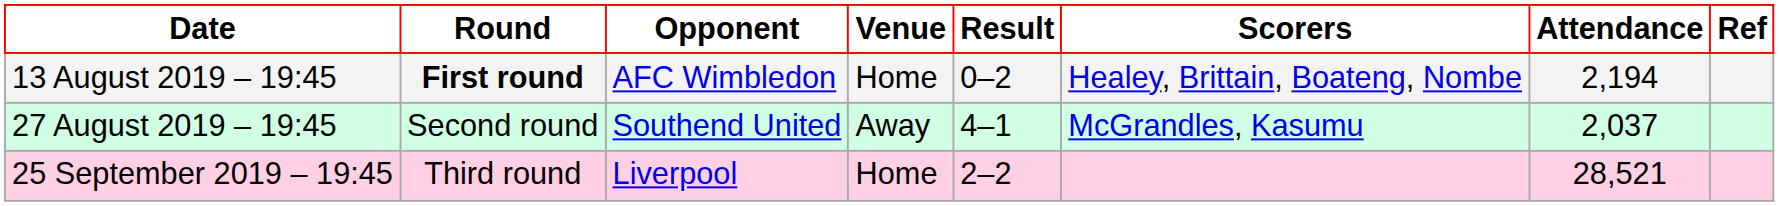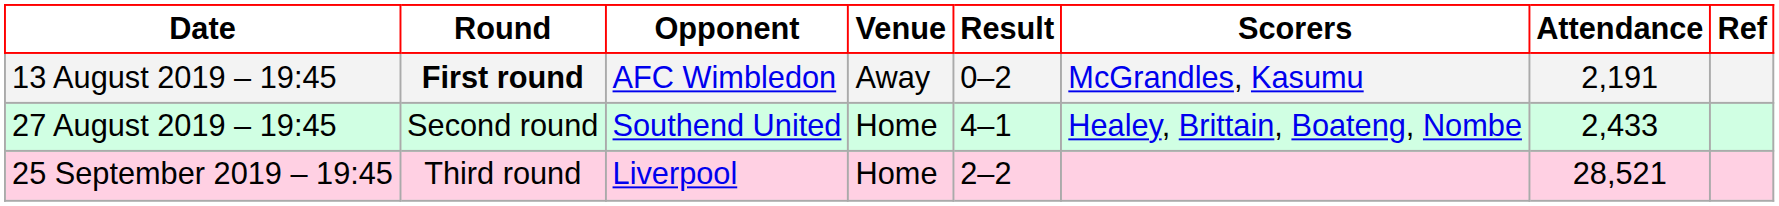(897, 77) Home -> (893, 77) Away
(1295, 77) Healey, Brittain, Boateng, Nombe -> (1216, 77) McGrandles, Kasumu
(1620, 77) 2,194 -> (1620, 77) 2,191
(893, 126) Away -> (897, 126) Home
(1216, 126) McGrandles, Kasumu -> (1295, 126) Healey, Brittain, Boateng, Nombe
(1620, 126) 2,037 -> (1620, 126) 2,433
